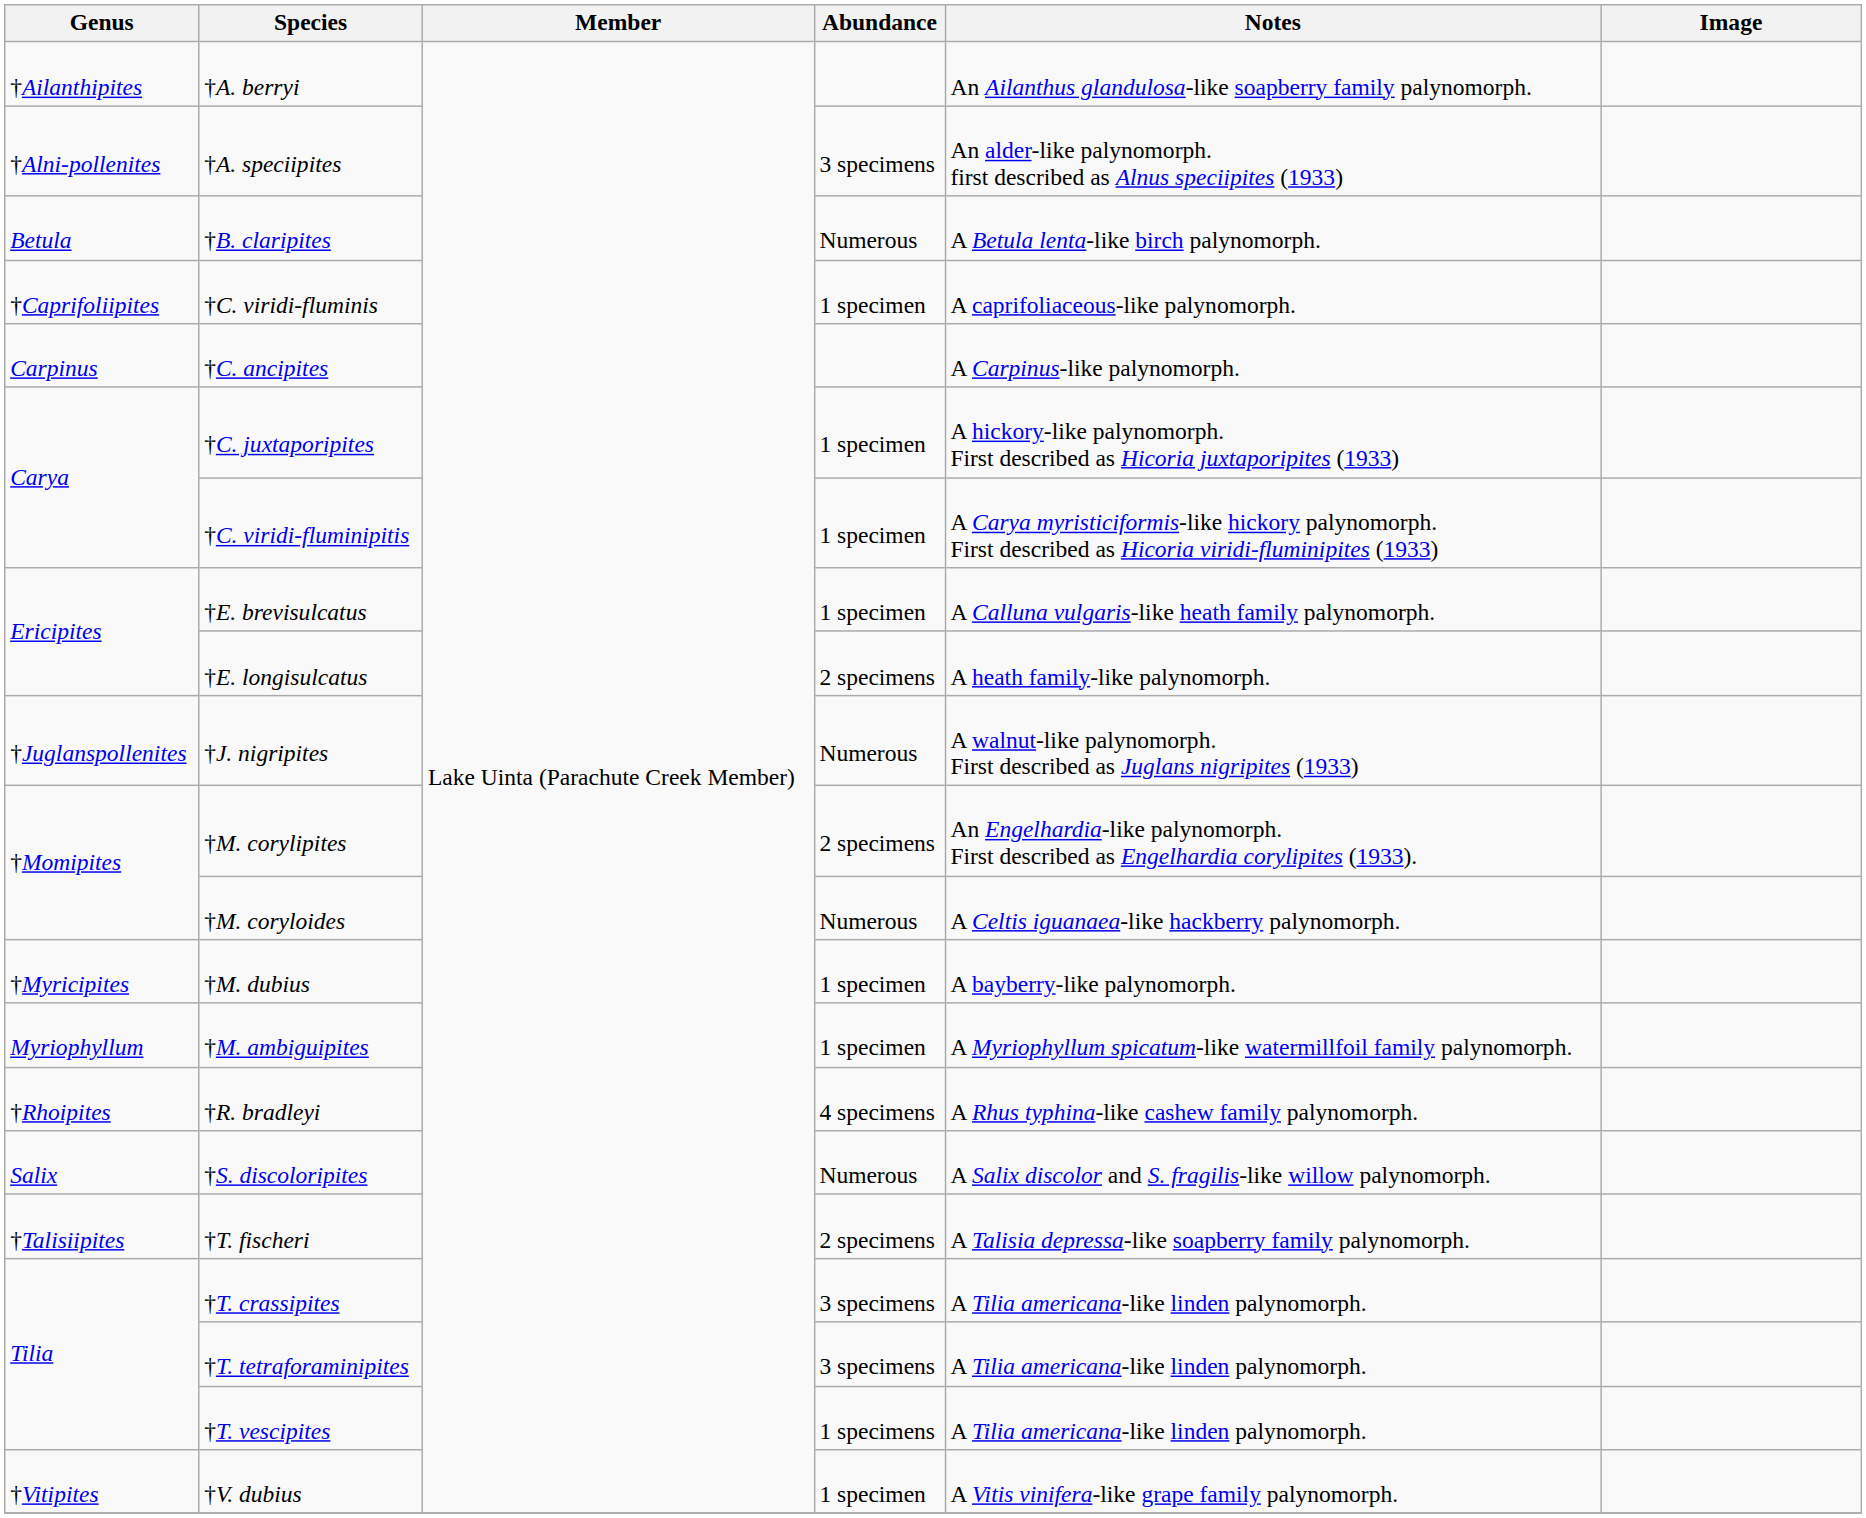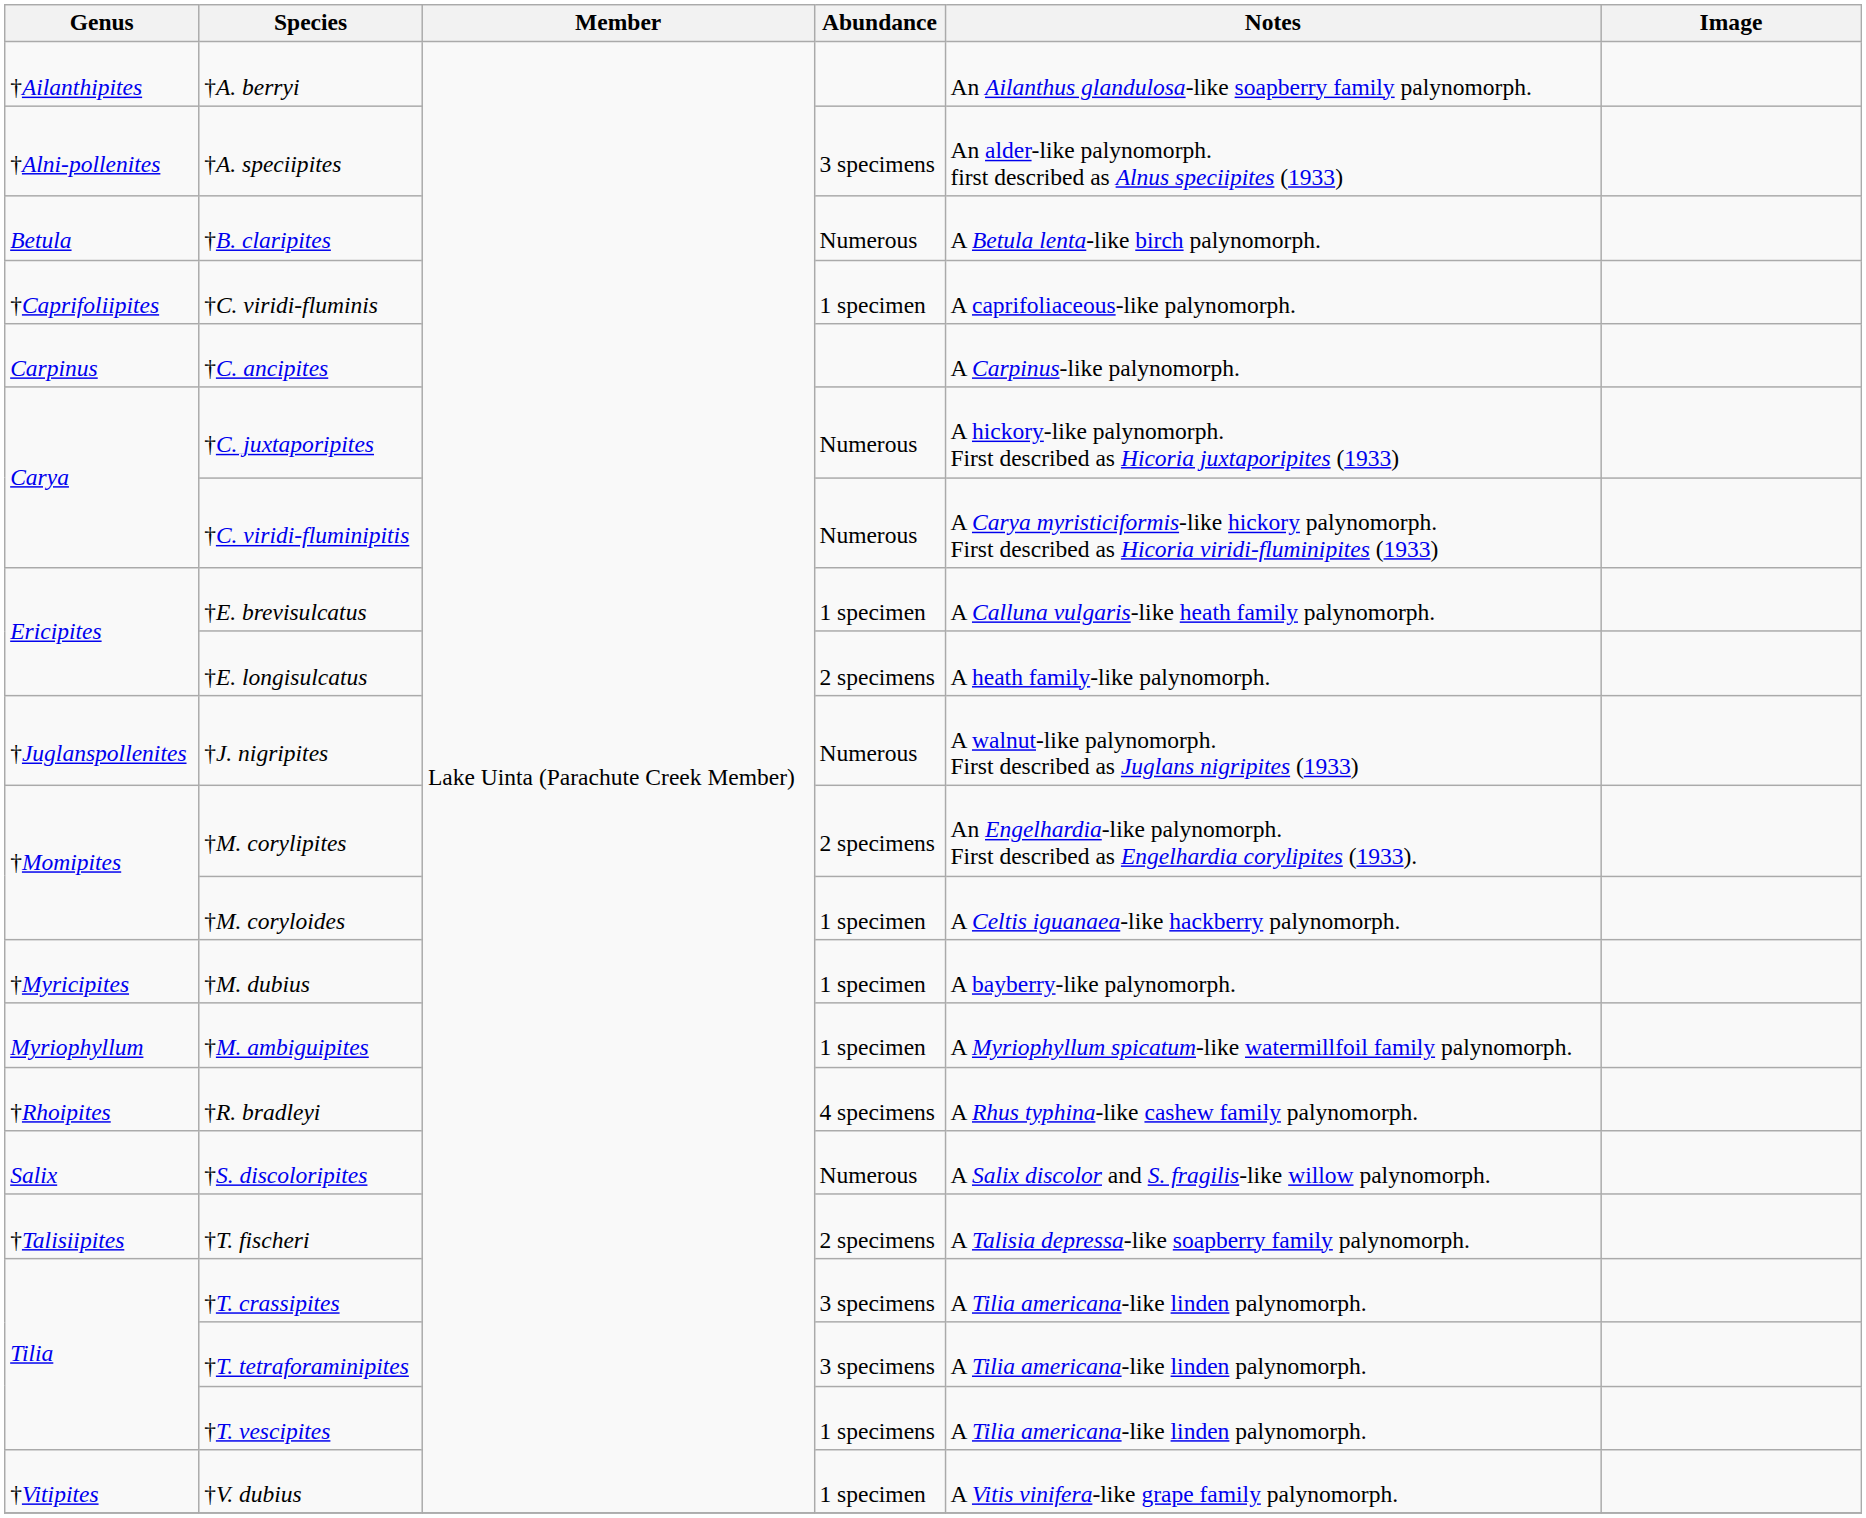(873, 445) 1 specimen -> (868, 445) Numerous
(873, 535) 1 specimen -> (868, 535) Numerous
(868, 920) Numerous -> (873, 920) 1 specimen
